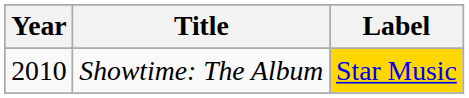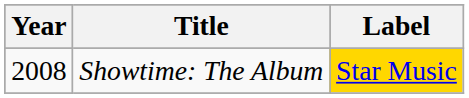(39, 70) 2010 -> (39, 70) 2008
